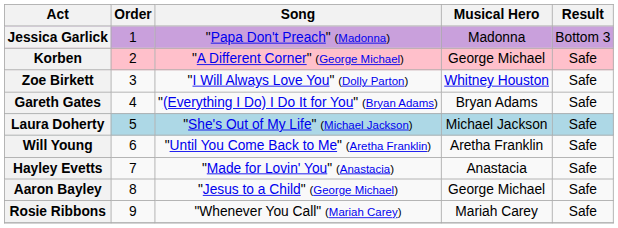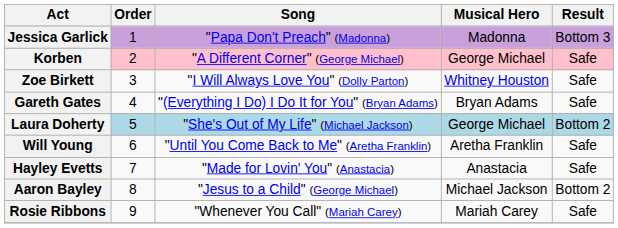(497, 124) Michael Jackson -> (497, 124) George Michael
(583, 124) Safe -> (583, 124) Bottom 2
(497, 189) George Michael -> (497, 189) Michael Jackson
(583, 189) Safe -> (583, 189) Bottom 2
